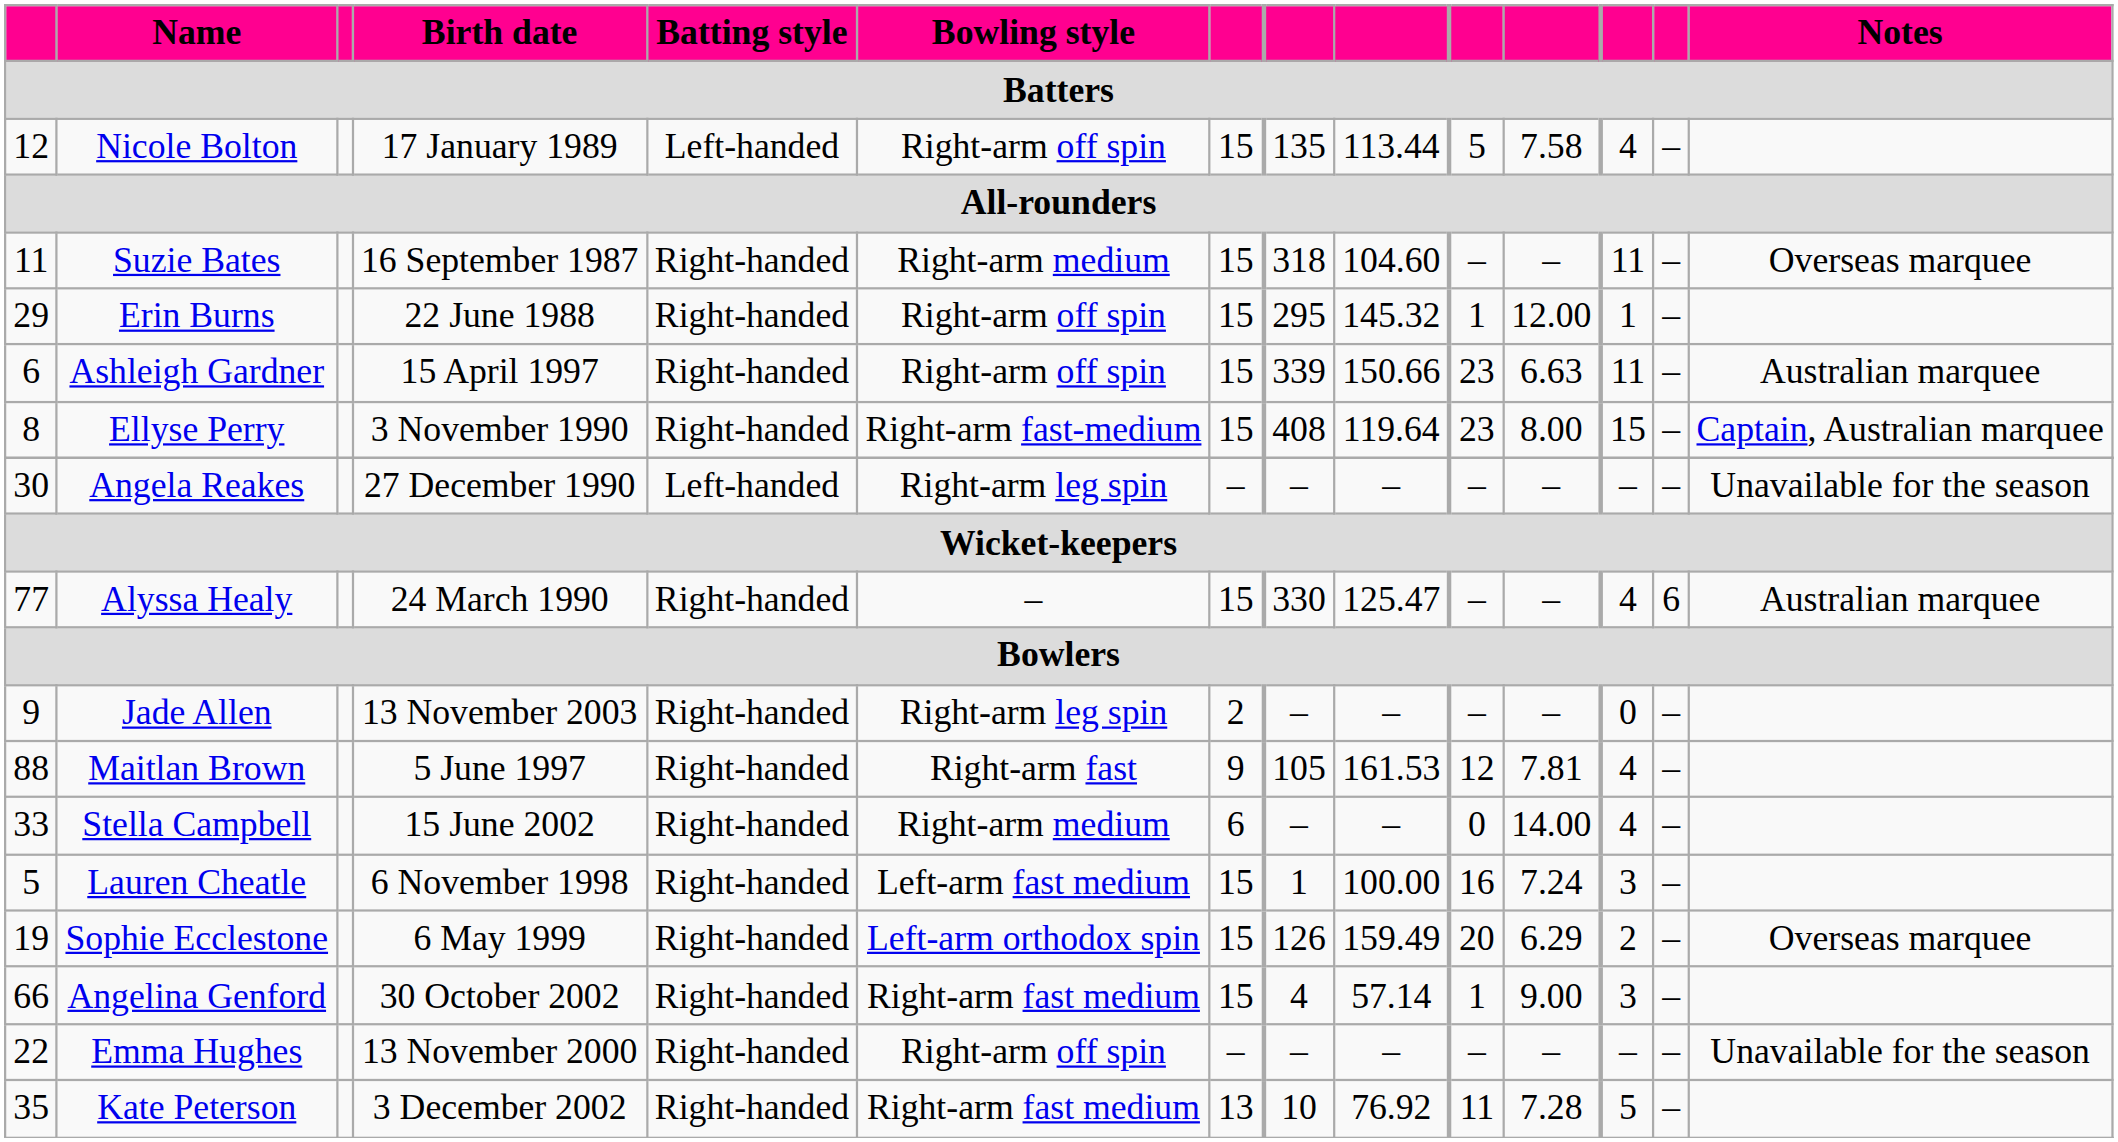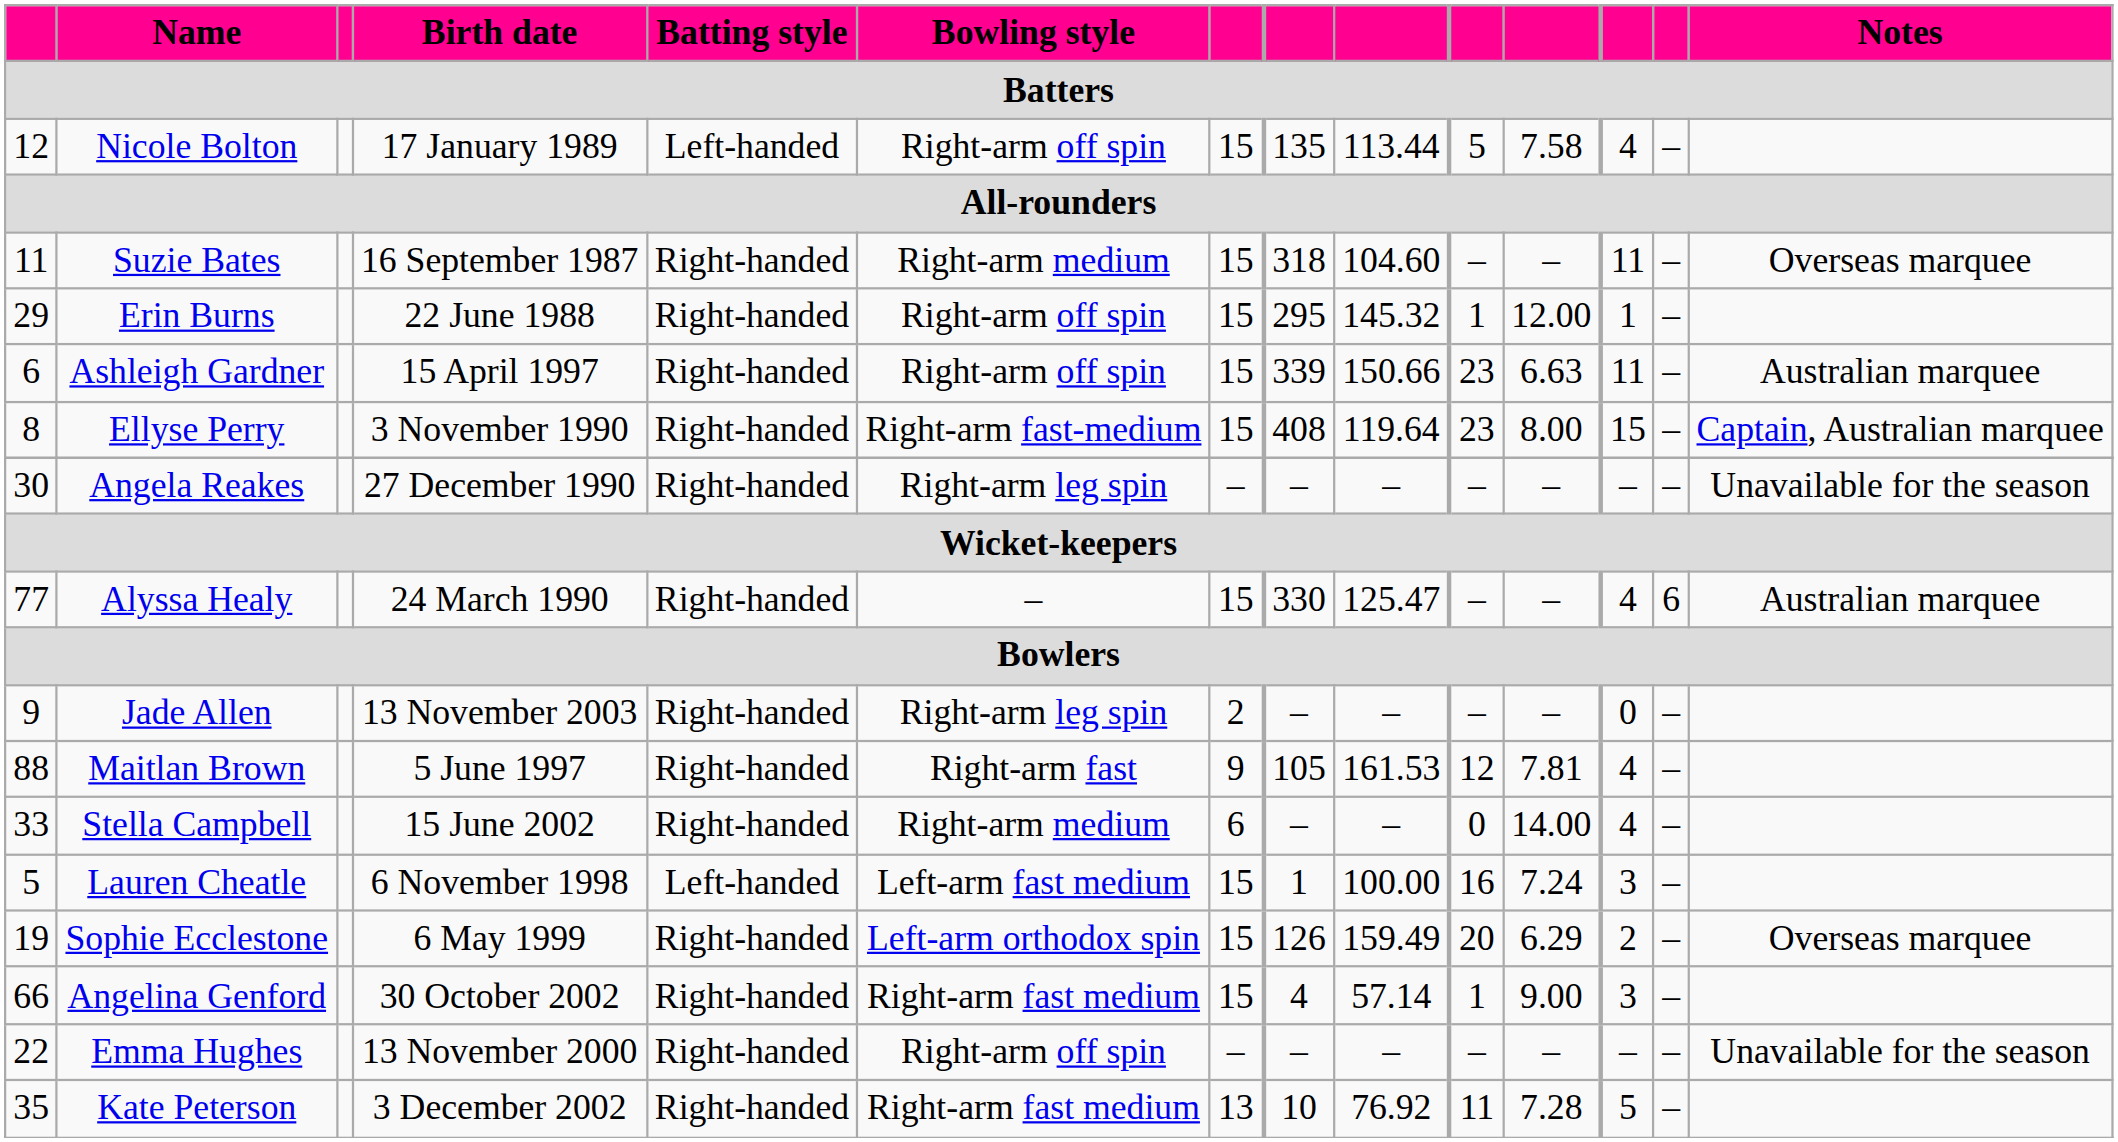(752, 485) Left-handed -> (752, 485) Right-handed
(752, 881) Right-handed -> (752, 881) Left-handed
